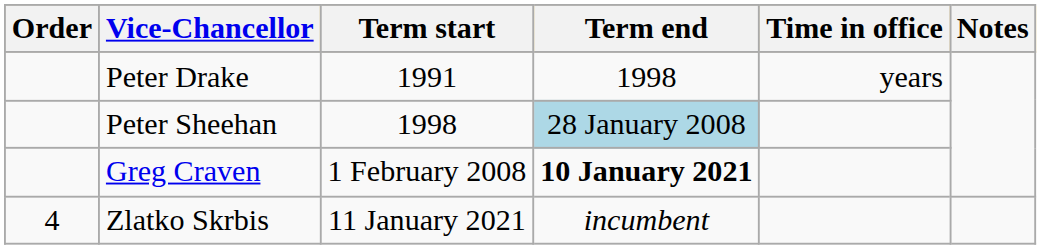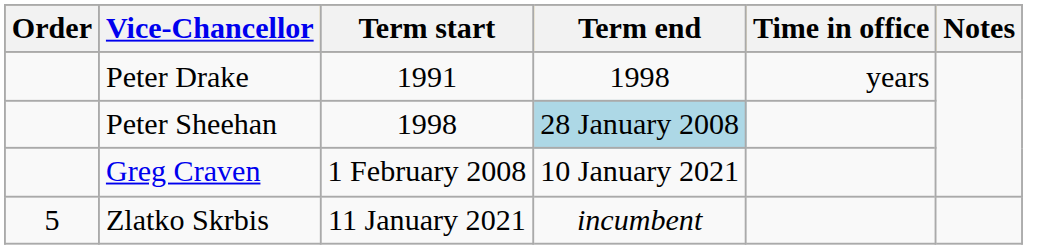(646, 171) bold -> (640, 171) normal
(52, 219) 4 -> (52, 219) 5
